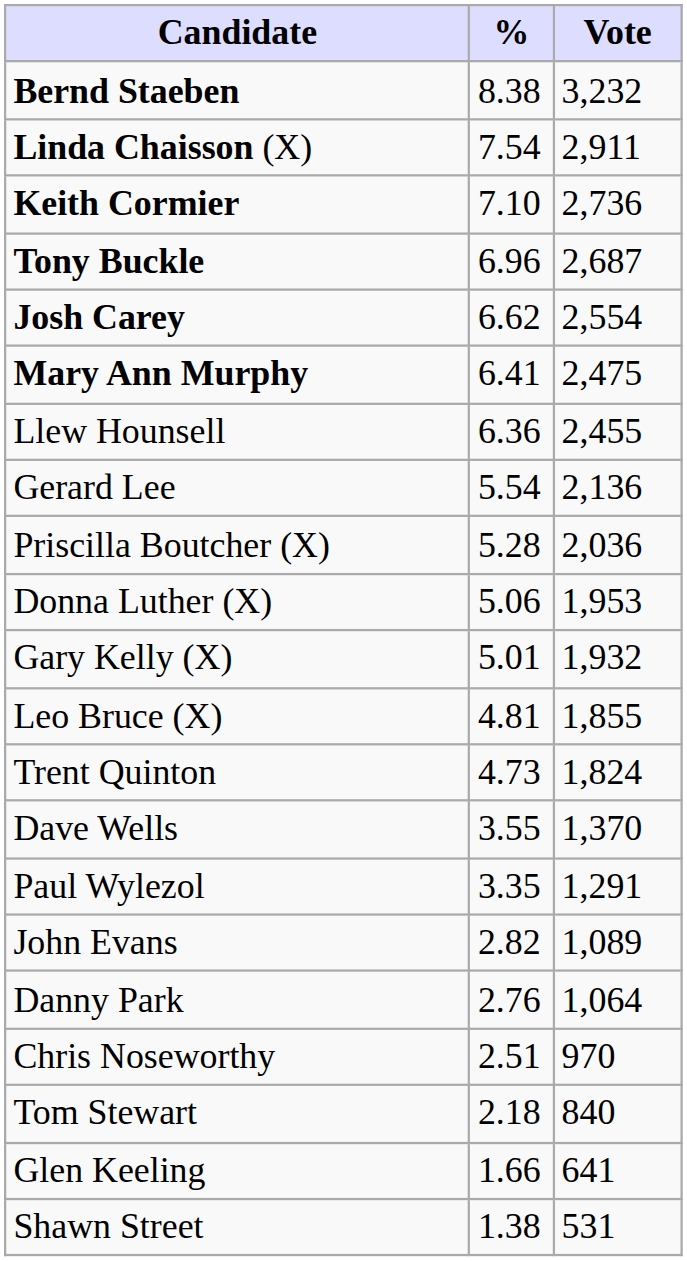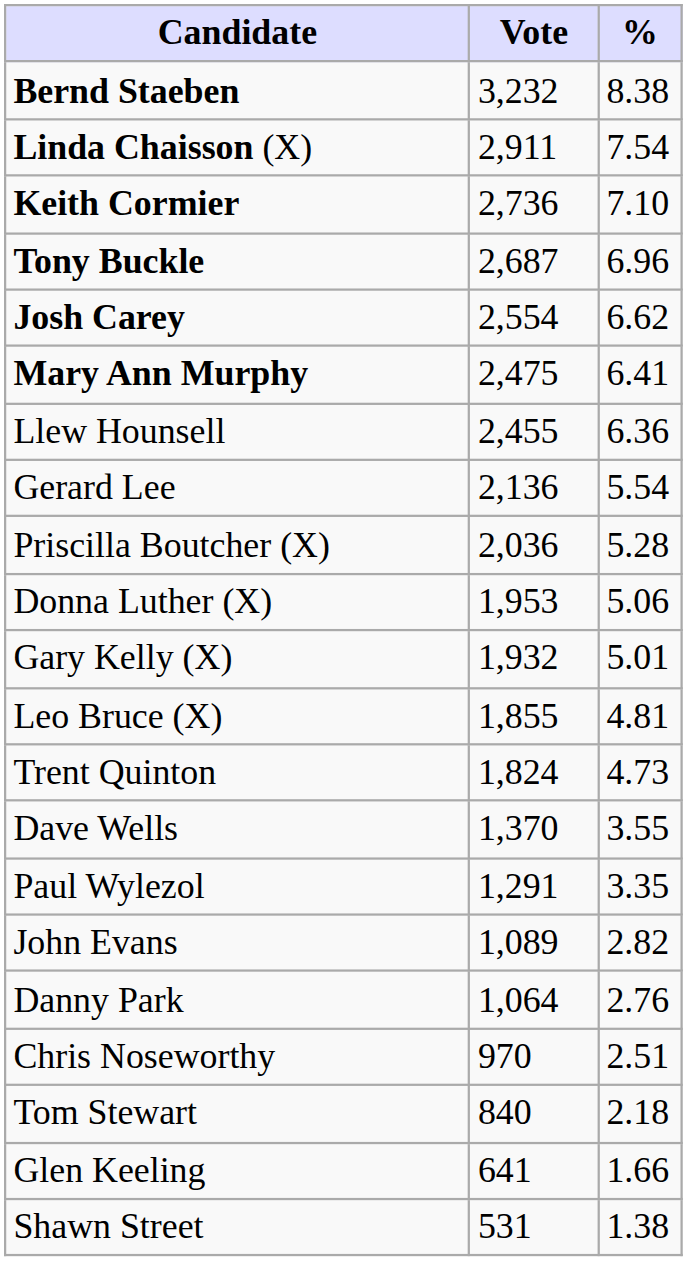columns swapped: (618, 32) <-> (512, 32)
